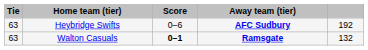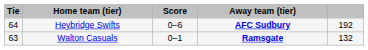(13, 25) 63 -> (13, 25) 64
(175, 39) bold -> (175, 39) normal
